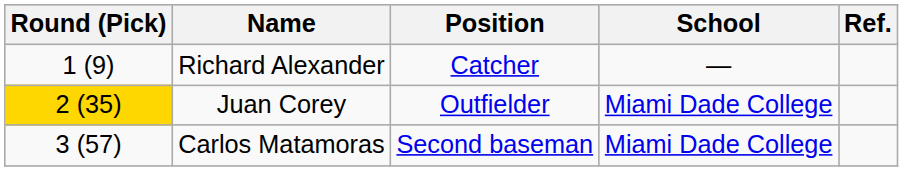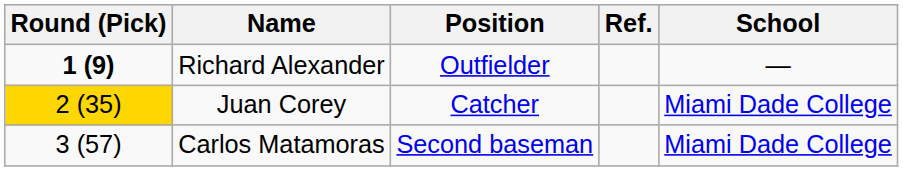columns swapped: (719, 24) <-> (868, 24)
(89, 64) normal -> (89, 64) bold
(495, 64) Catcher -> (495, 64) Outfielder
(495, 104) Outfielder -> (495, 104) Catcher
